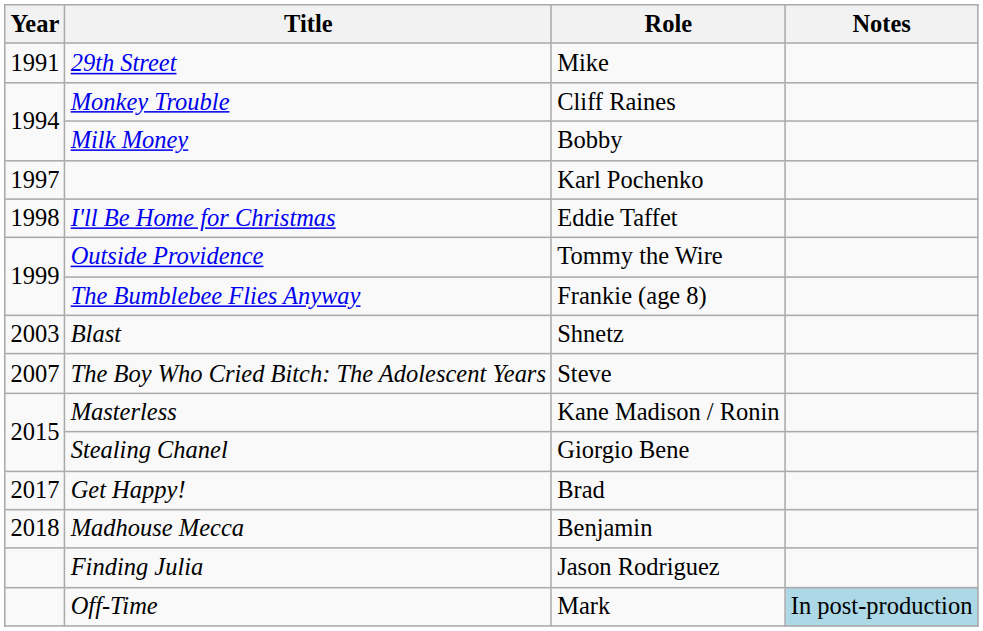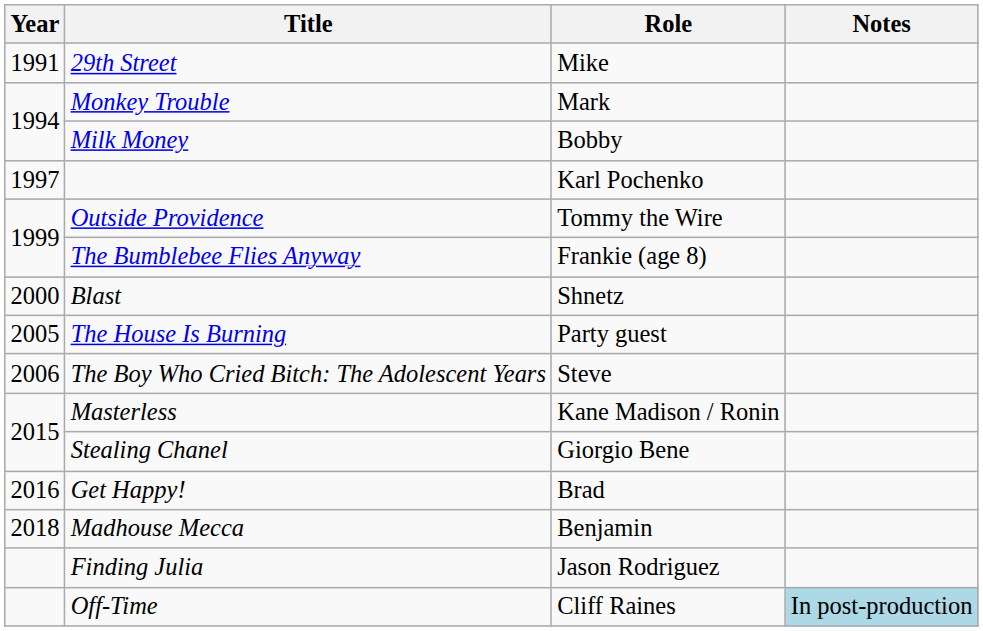(616, 101) Cliff Raines -> (584, 101) Mark
- row: (203, 218)
(35, 334) 2003 -> (35, 295) 2000
+ row: (178, 334)
(35, 373) 2007 -> (35, 373) 2006
(35, 489) 2017 -> (35, 489) 2016
(584, 606) Mark -> (616, 606) Cliff Raines
